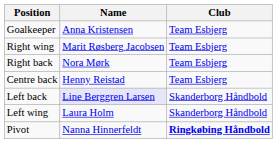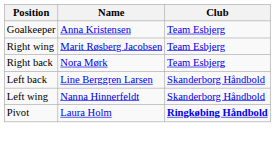- row: (32, 79)
(109, 96) lavender background -> (107, 79) no background
(88, 113) Laura Holm -> (100, 96) Nanna Hinnerfeldt
(102, 130) Nanna Hinnerfeldt -> (86, 113) Laura Holm
